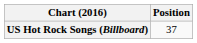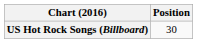(171, 30) 37 -> (171, 30) 30
